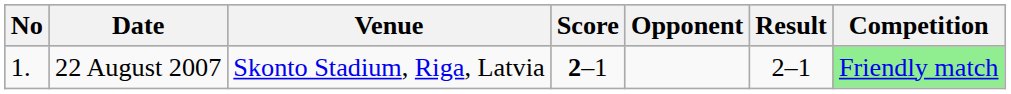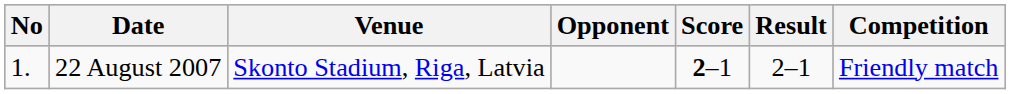columns swapped: (687, 25) <-> (588, 25)
(919, 66) lightgreen background -> (919, 66) no background
